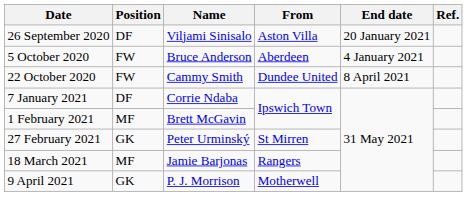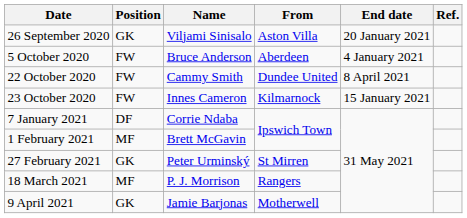(124, 35) DF -> (125, 35) GK
+ row: (52, 98)
(207, 160) Jamie Barjonas -> (203, 181) P. J. Morrison
(203, 181) P. J. Morrison -> (207, 202) Jamie Barjonas
